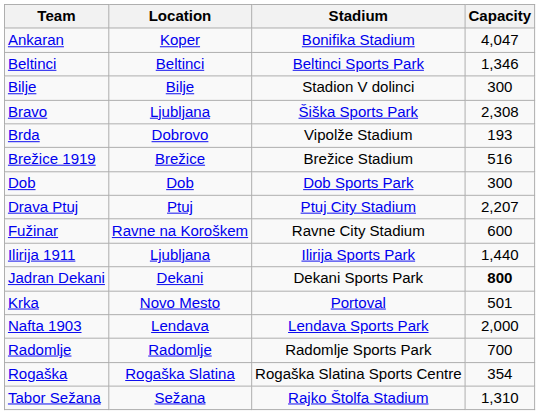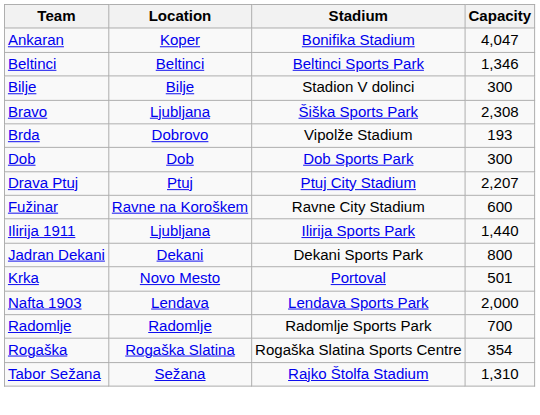- row: (52, 159)
(500, 278) bold -> (500, 254) normal
